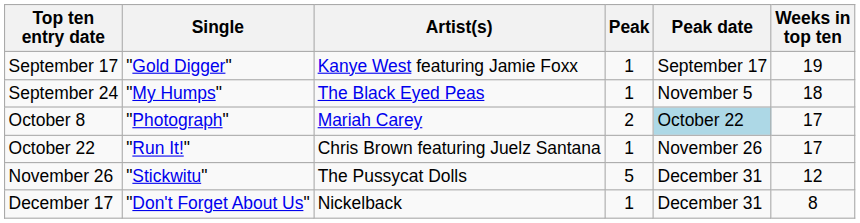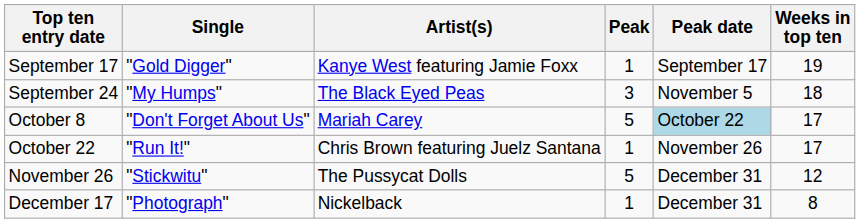(629, 93) 1 -> (629, 93) 3
(177, 120) "Photograph" -> (218, 120) "Don't Forget About Us"
(629, 120) 2 -> (629, 120) 5
(218, 203) "Don't Forget About Us" -> (177, 203) "Photograph"
